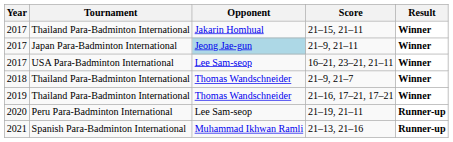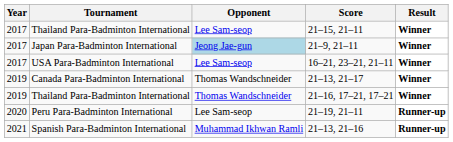(229, 29) Jakarin Homhual -> (223, 29) Lee Sam-seop
- row: (331, 79)
+ row: (336, 79)
